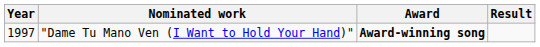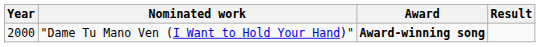(21, 33) 1997 -> (21, 33) 2000
